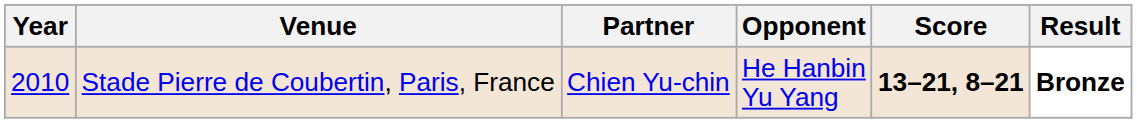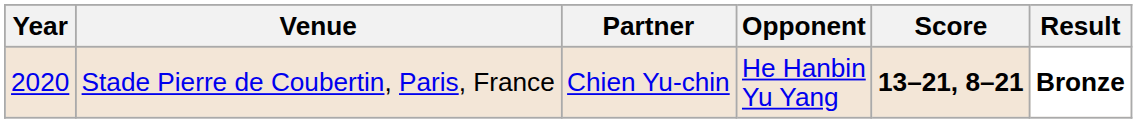(40, 82) 2010 -> (40, 82) 2020
